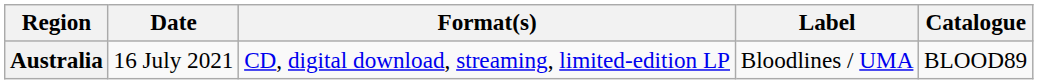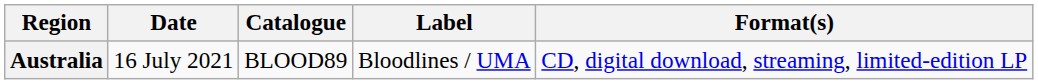columns swapped: (487, 22) <-> (976, 22)
